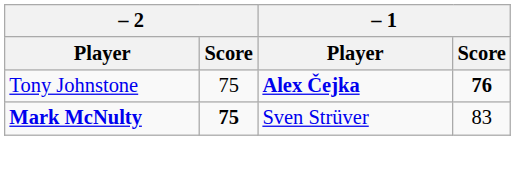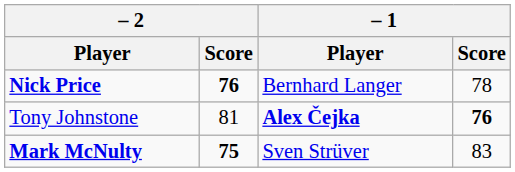+ row: (55, 85)
(229, 85) 75 -> (229, 118) 81
